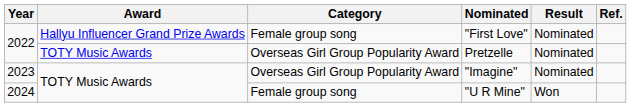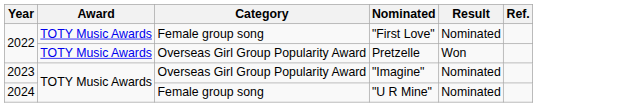(143, 33) Hallyu Influencer Grand Prize Awards -> (96, 33) TOTY Music Awards
(564, 53) Nominated -> (454, 53) Won
(547, 92) Won -> (471, 92) Nominated
